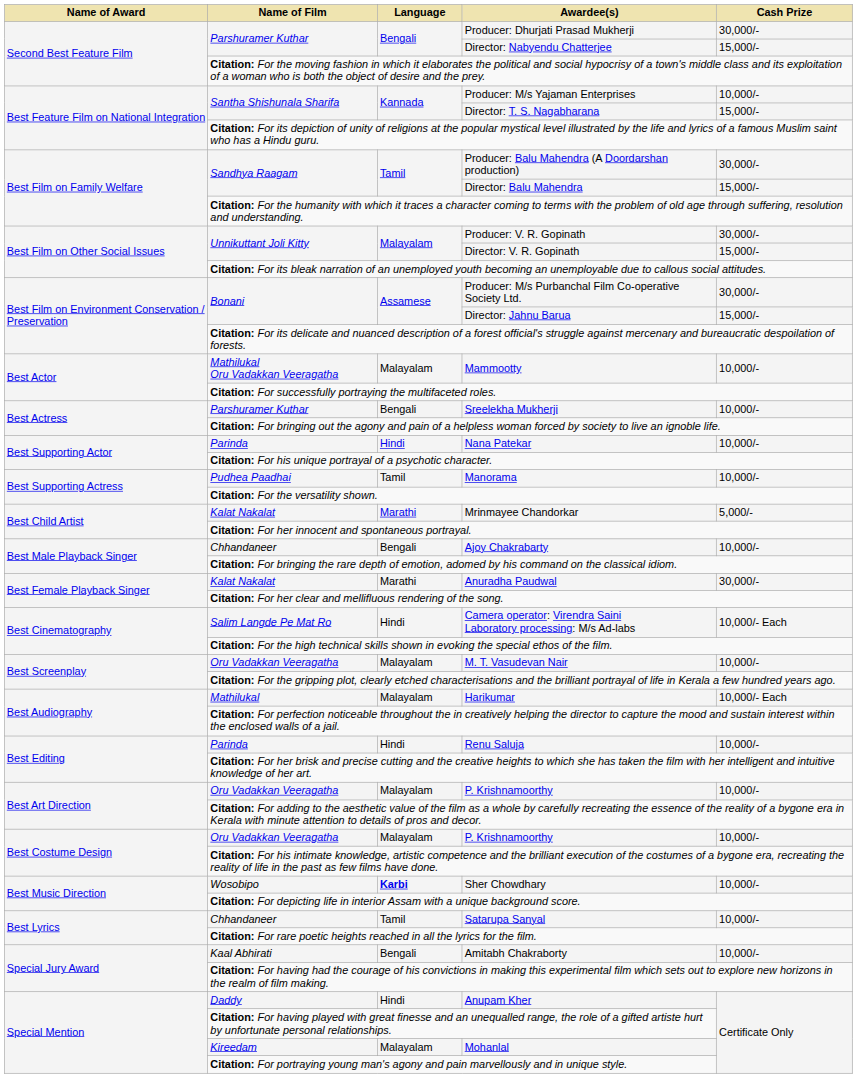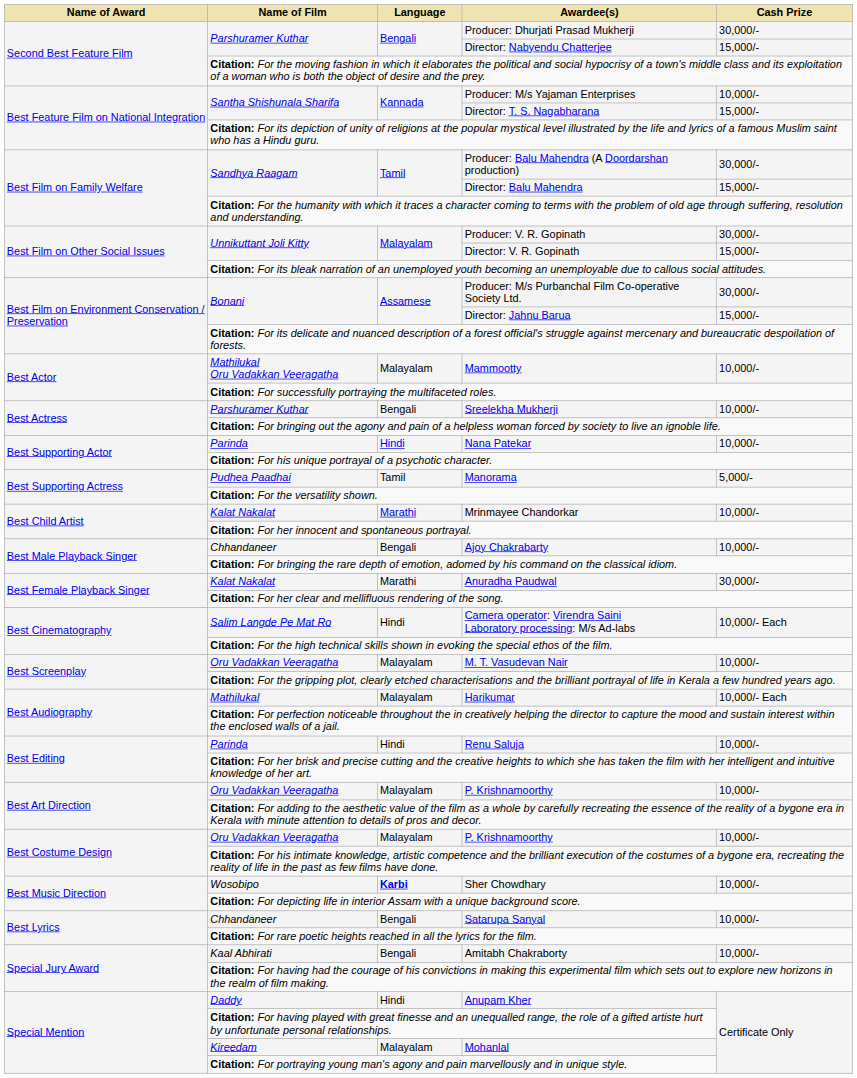(739, 478) 10,000/- -> (736, 478) 5,000/-
(736, 512) 5,000/- -> (739, 512) 10,000/-
(393, 919) Tamil -> (398, 919) Bengali
